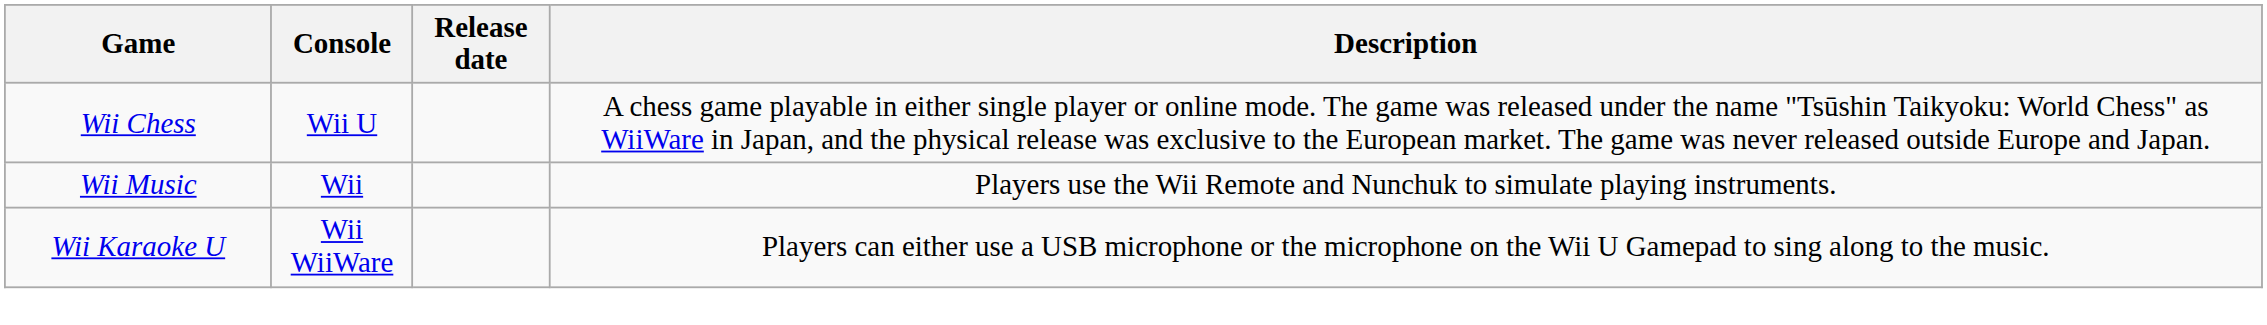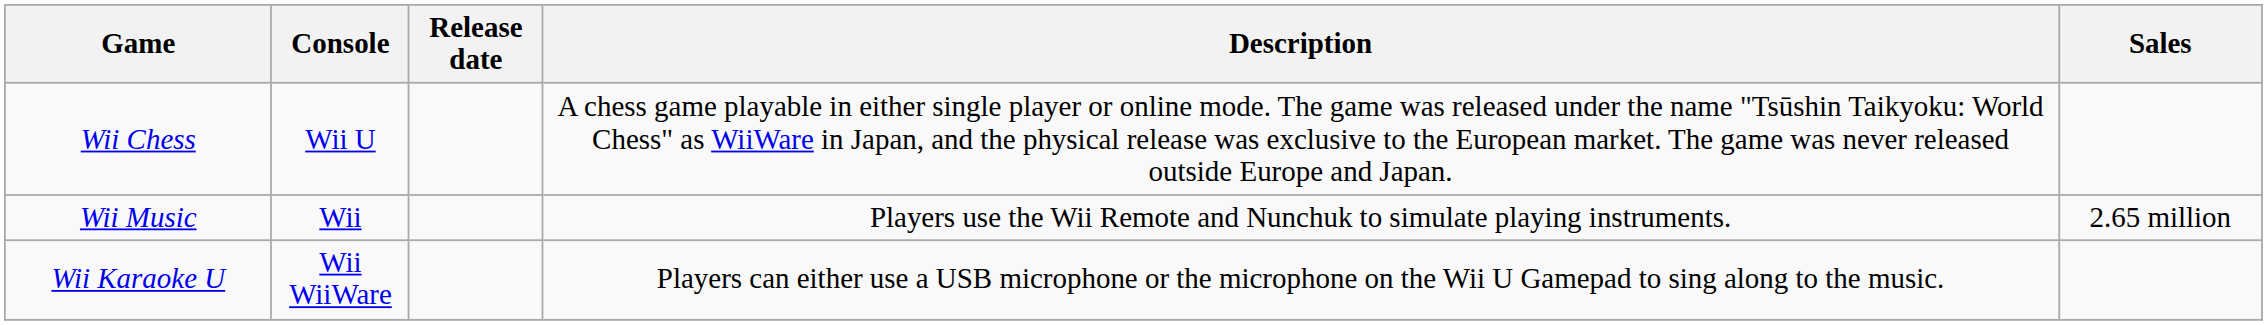+ column: (2160, 43)
